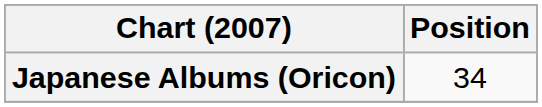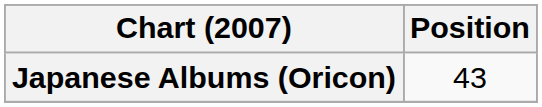(470, 76) 34 -> (470, 76) 43
